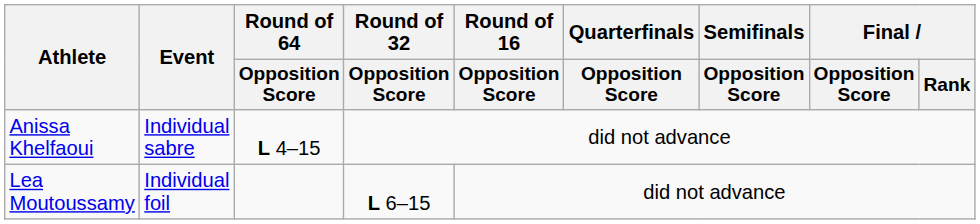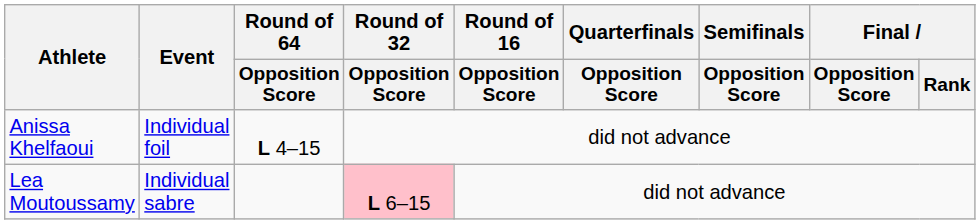(187, 138) Individual sabre -> (187, 138) Individual foil
(187, 192) Individual foil -> (187, 192) Individual sabre
(399, 203) no background -> (399, 203) pink background
